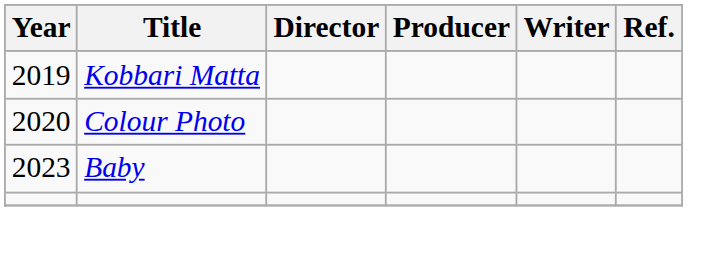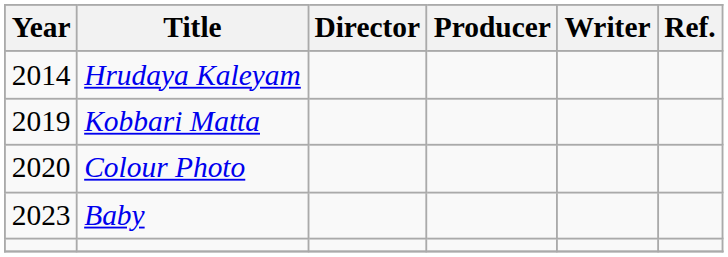+ row: (41, 74)
